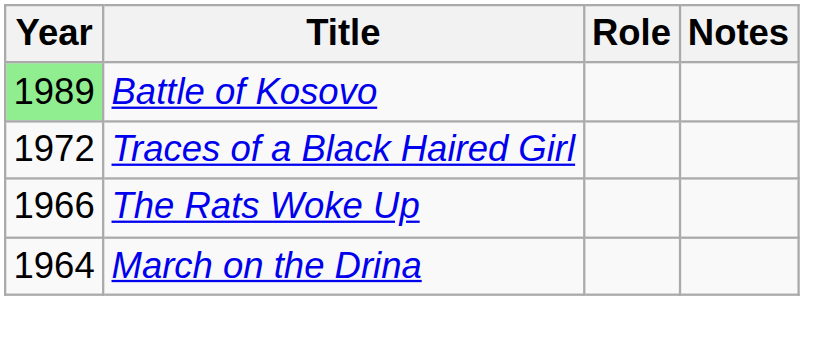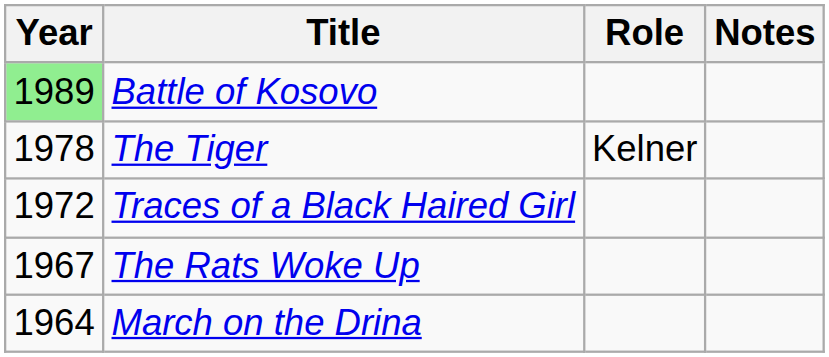+ row: (189, 149)
(54, 206) 1966 -> (54, 264) 1967
